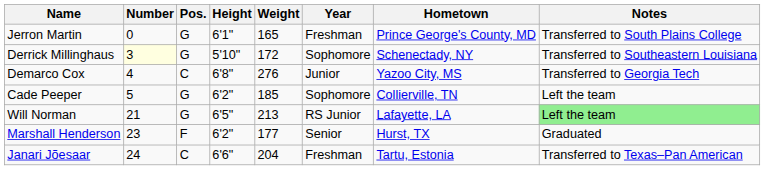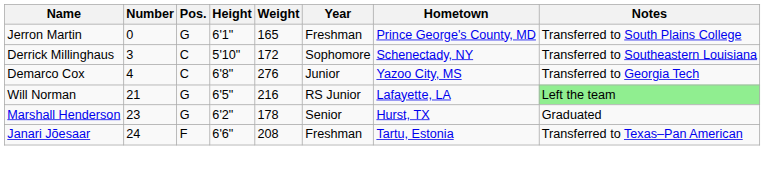(130, 54) lightyellow background -> (130, 54) no background
(185, 54) G -> (184, 54) C
- row: (45, 94)
(268, 114) 213 -> (268, 94) 216
(184, 134) F -> (185, 114) G
(268, 134) 177 -> (268, 114) 178
(184, 154) C -> (184, 134) F
(268, 154) 204 -> (268, 134) 208
